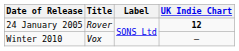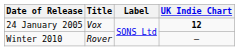(99, 25) Rover -> (94, 25) Vox
(94, 39) Vox -> (99, 39) Rover
